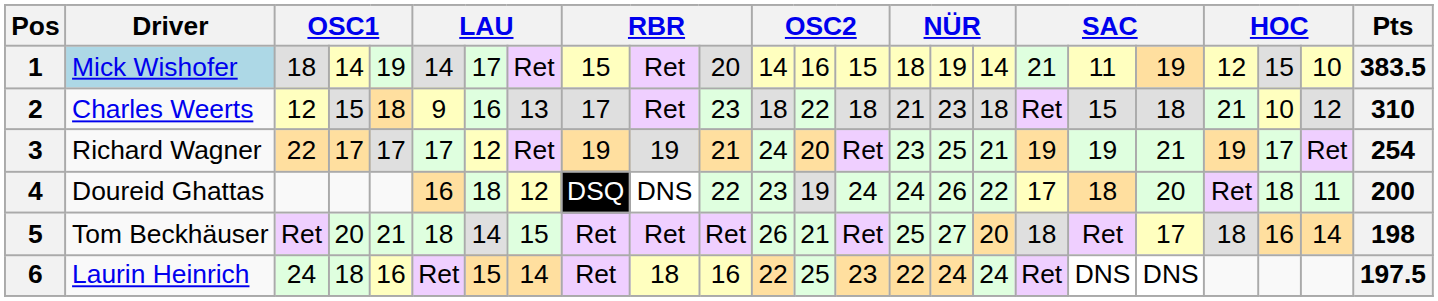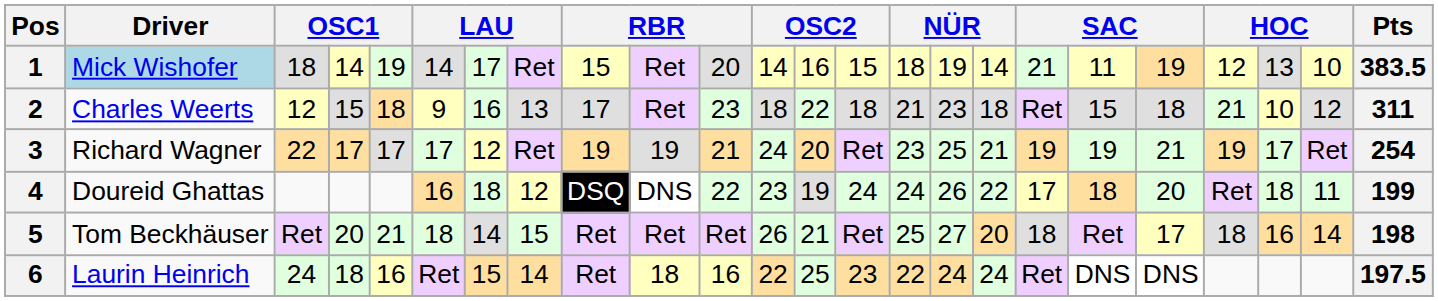(1279, 67) 15 -> (1279, 67) 13
(1393, 109) 310 -> (1393, 109) 311
(1393, 192) 200 -> (1393, 192) 199
